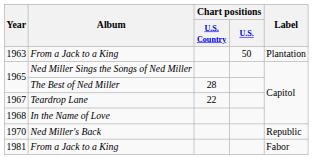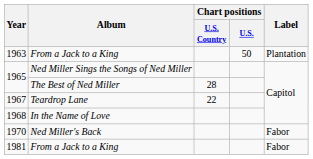(284, 131) Republic -> (278, 131) Fabor
